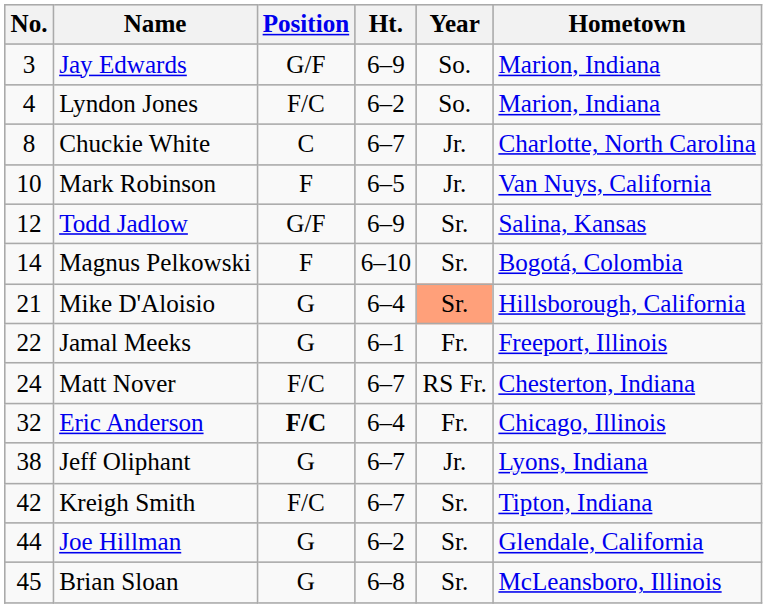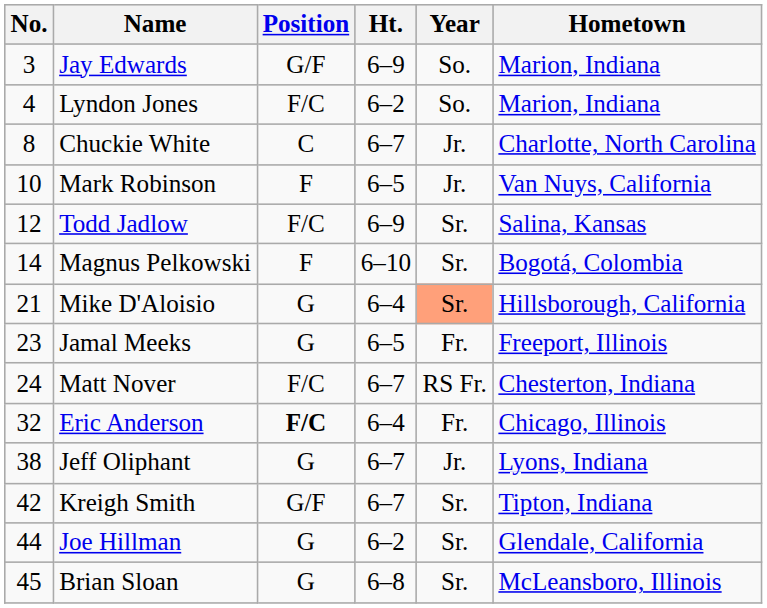(306, 223) G/F -> (306, 223) F/C
(29, 343) 22 -> (29, 343) 23
(386, 343) 6–1 -> (386, 343) 6–5
(306, 502) F/C -> (306, 502) G/F
